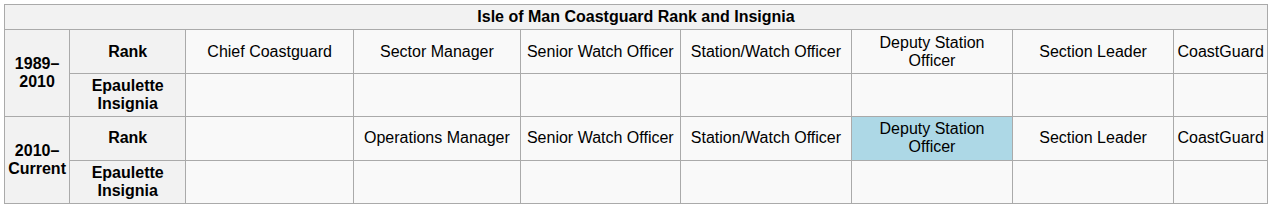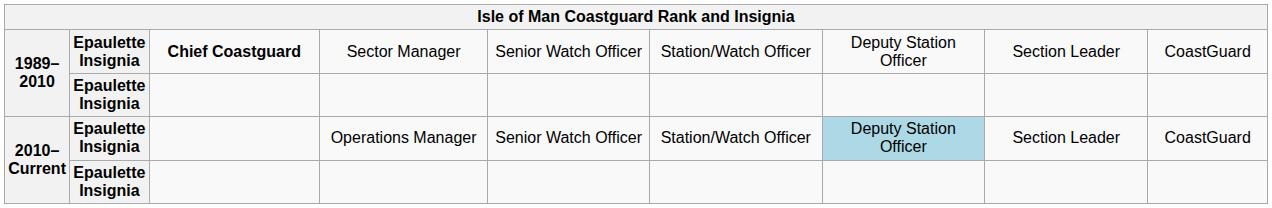(128, 51) Rank -> (109, 51) Epaulette Insignia
(270, 51) normal -> (234, 51) bold
(128, 138) Rank -> (109, 138) Epaulette Insignia
